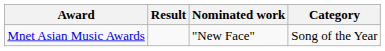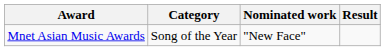columns swapped: (334, 14) <-> (168, 14)
